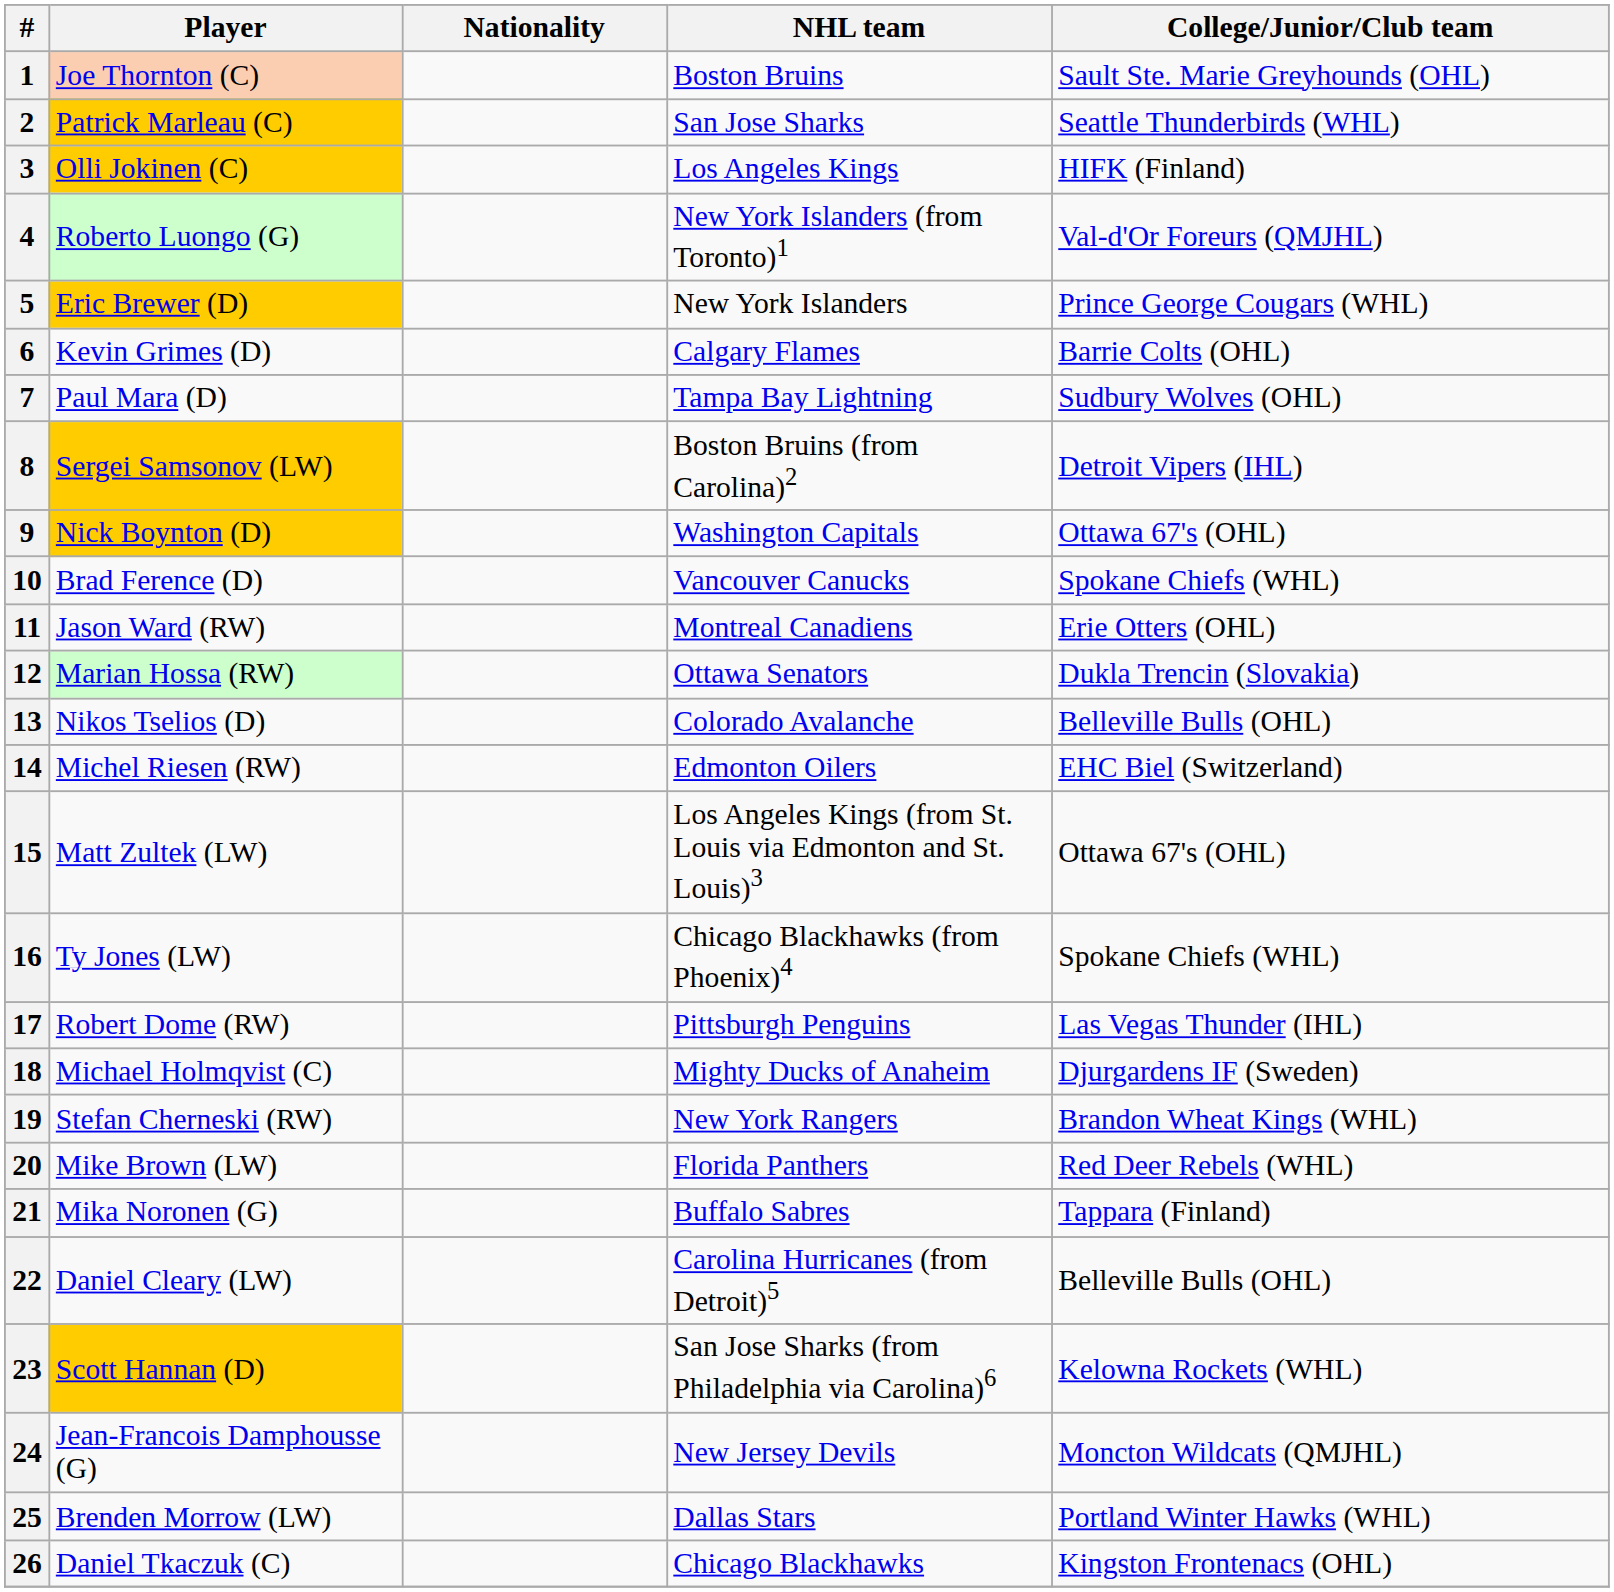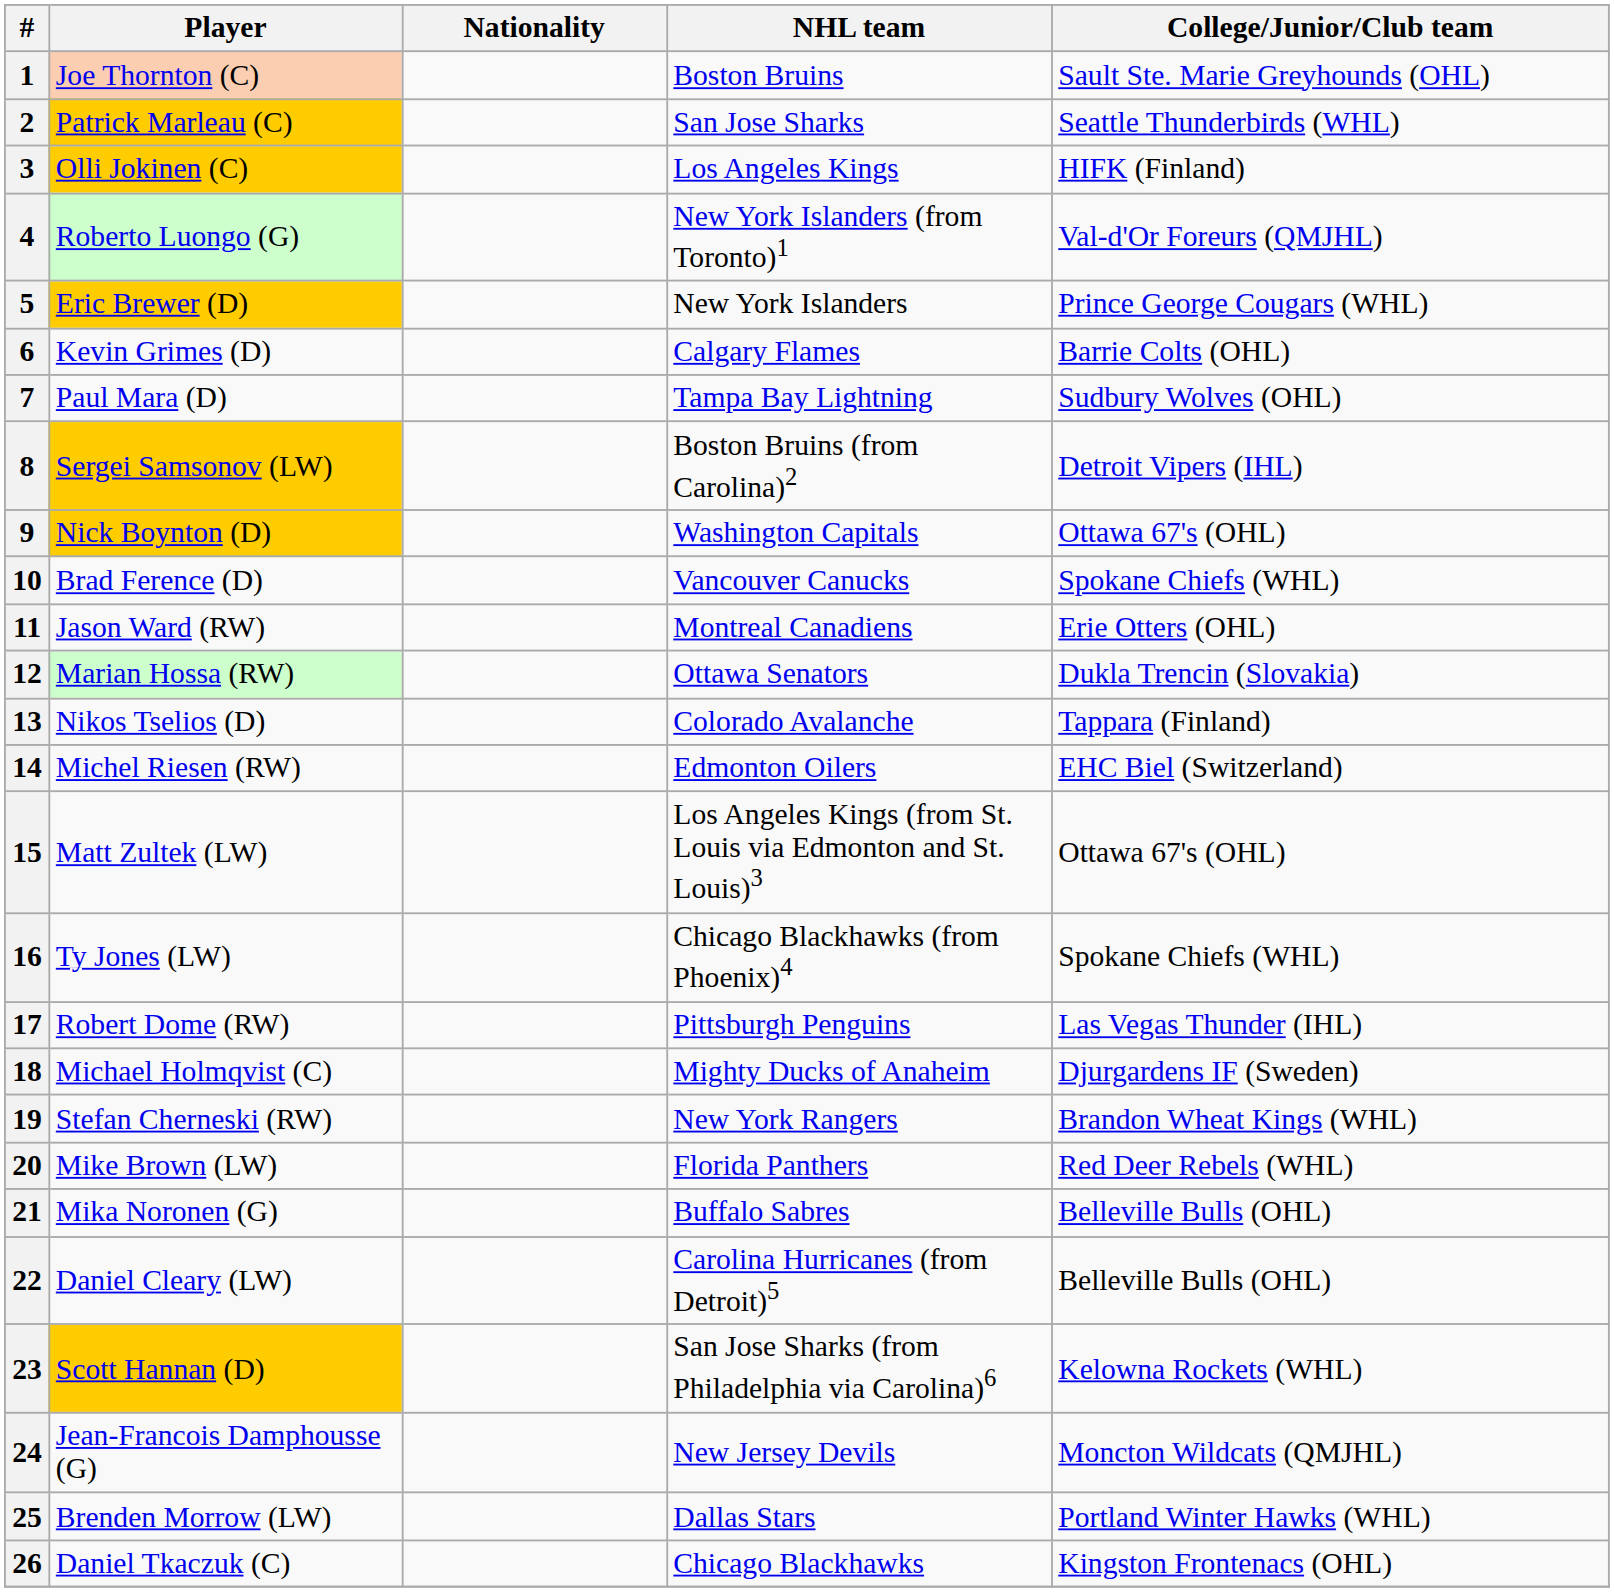(1195, 720) Belleville Bulls (OHL) -> (1164, 720) Tappara (Finland)
(1164, 1212) Tappara (Finland) -> (1195, 1212) Belleville Bulls (OHL)
